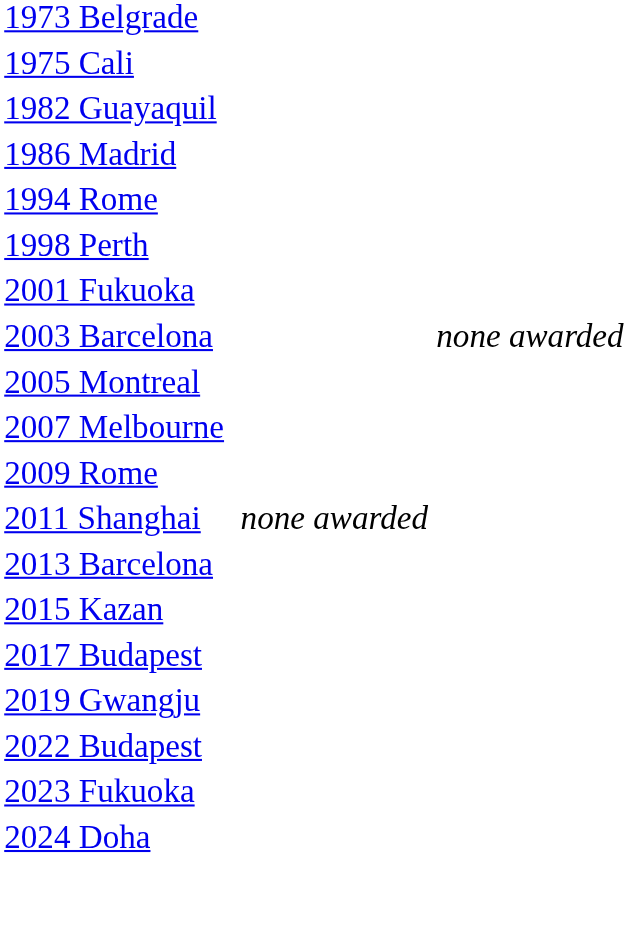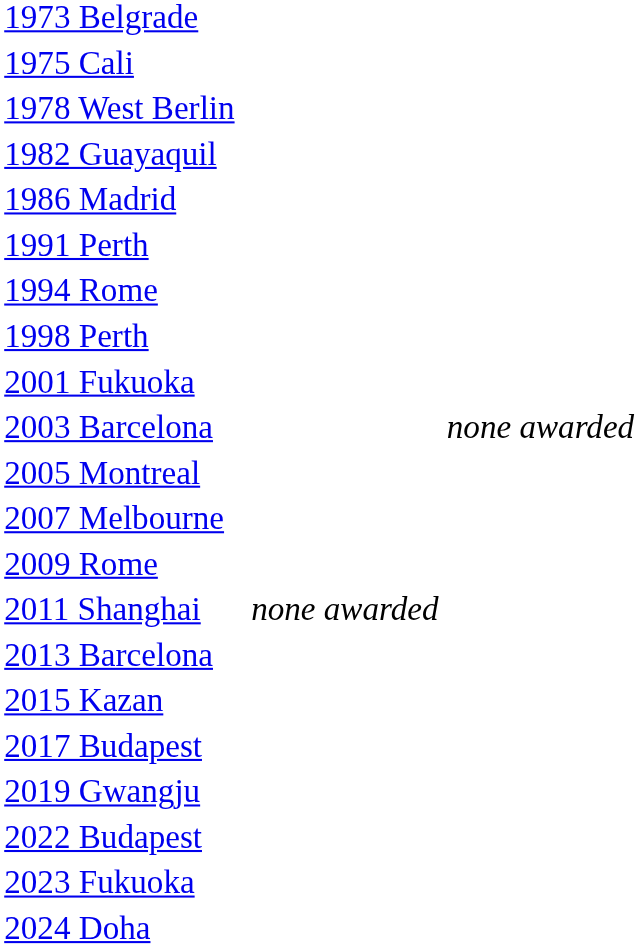+ row: (119, 108)
+ row: (76, 245)
